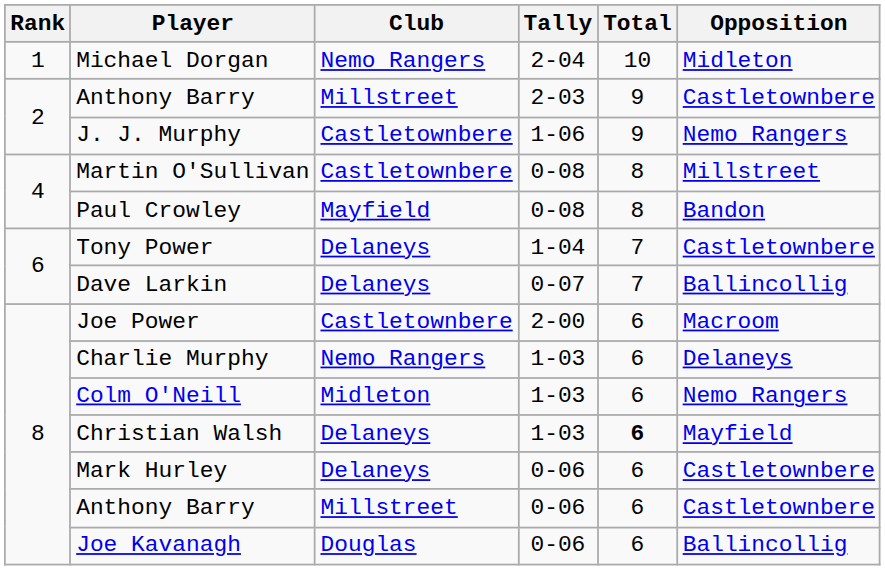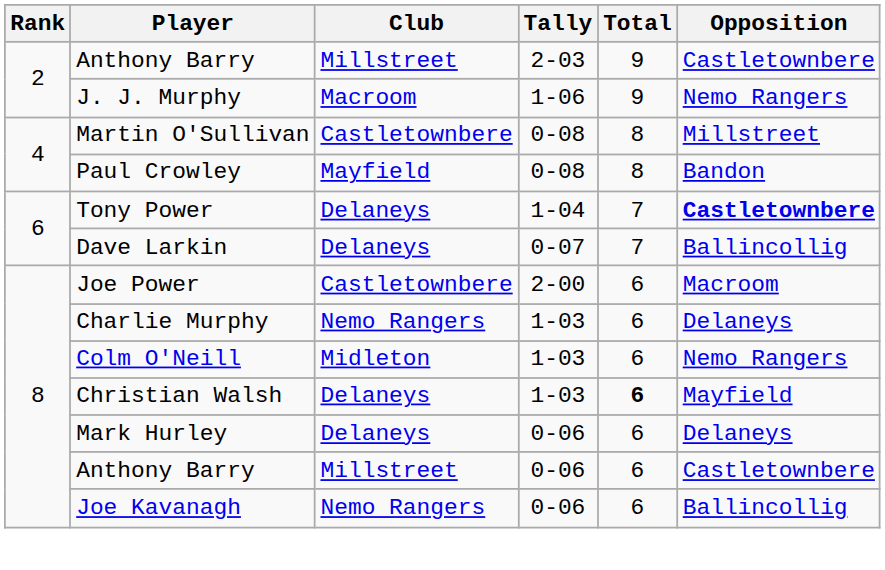- row: (172, 61)
(417, 135) Castletownbere -> (369, 98) Macroom
(779, 247) normal -> (779, 210) bold
(779, 471) Castletownbere -> (738, 434) Delaneys
(369, 546) Douglas -> (403, 508) Nemo Rangers
